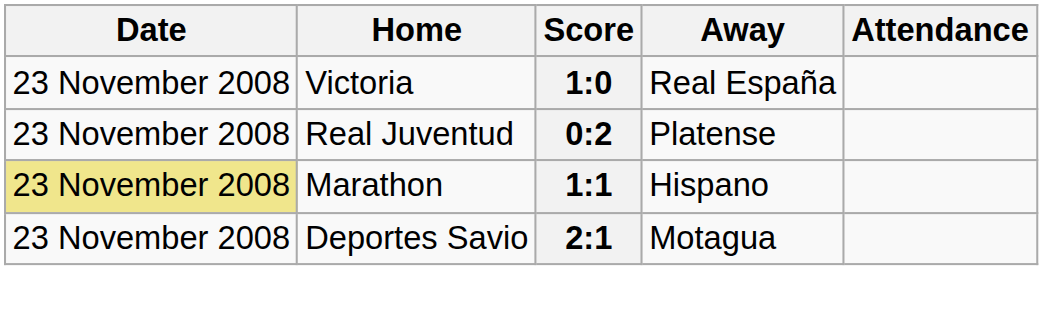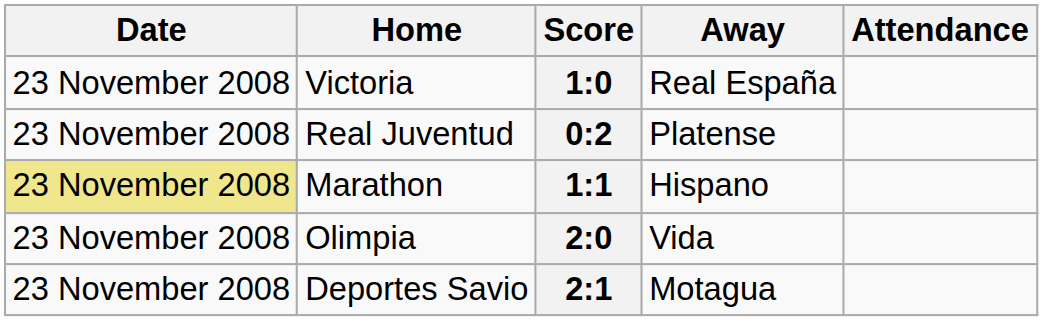+ row: (589, 237)
